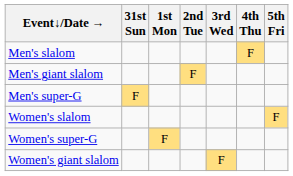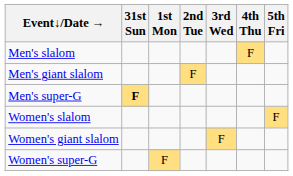(135, 95) normal -> (135, 95) bold
rows swapped: (63, 160) <-> (53, 139)
